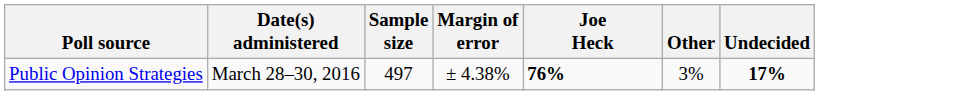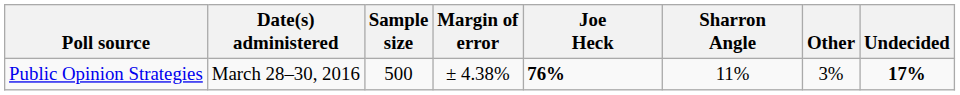+ column: (733, 31)
(399, 73) 497 -> (399, 73) 500
